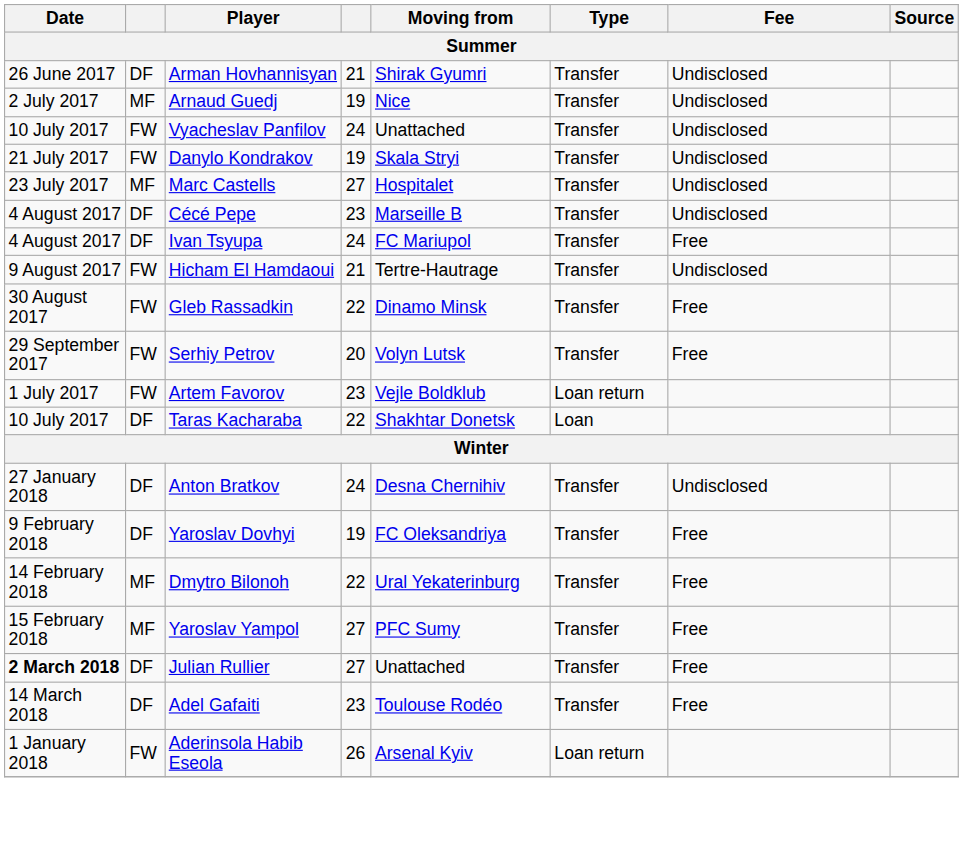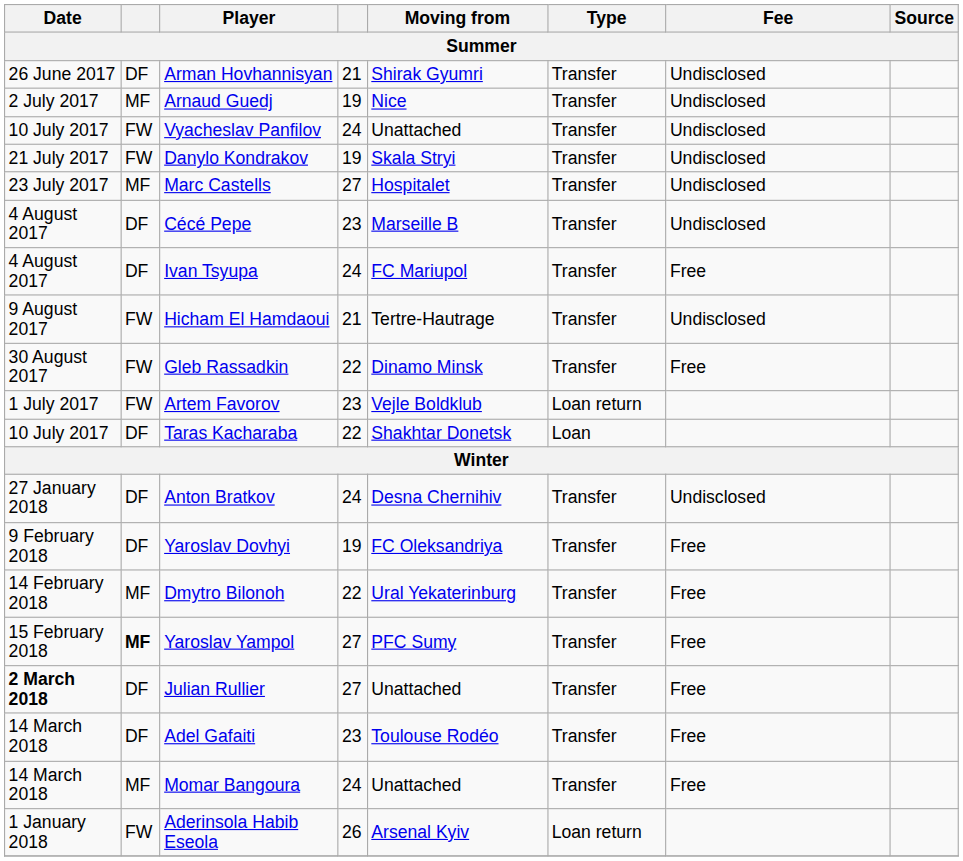- row: (222, 355)
(142, 629) normal -> (138, 641) bold
+ row: (232, 784)
